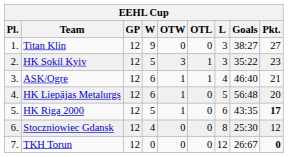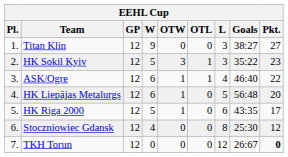(275, 78) 21 -> (275, 78) 22
(275, 111) bold -> (275, 111) normal
